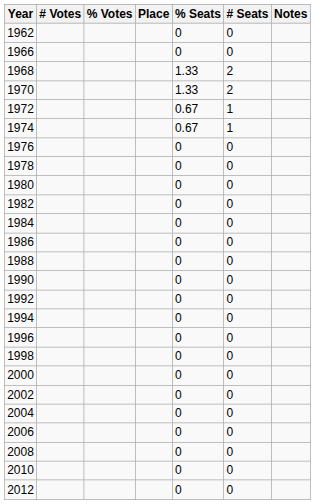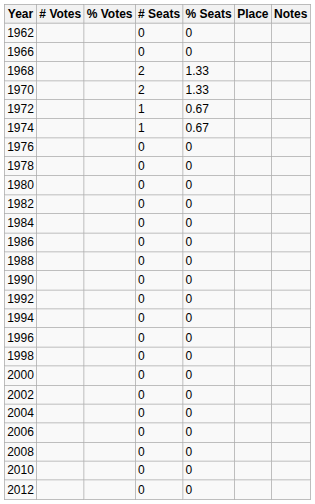columns swapped: (247, 14) <-> (154, 14)
